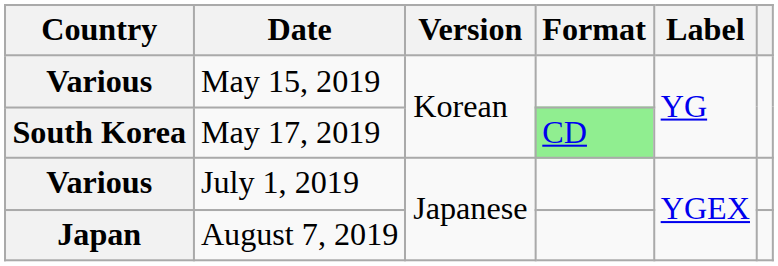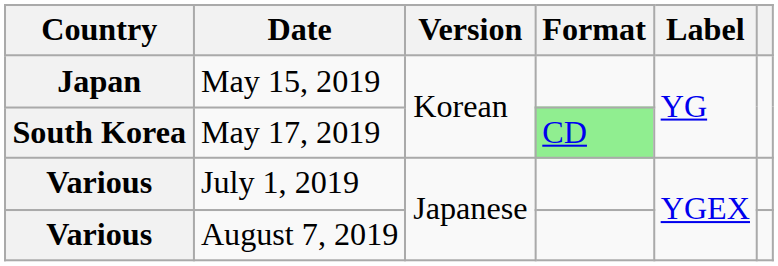(99, 81) Various -> (99, 81) Japan
(99, 234) Japan -> (99, 234) Various
